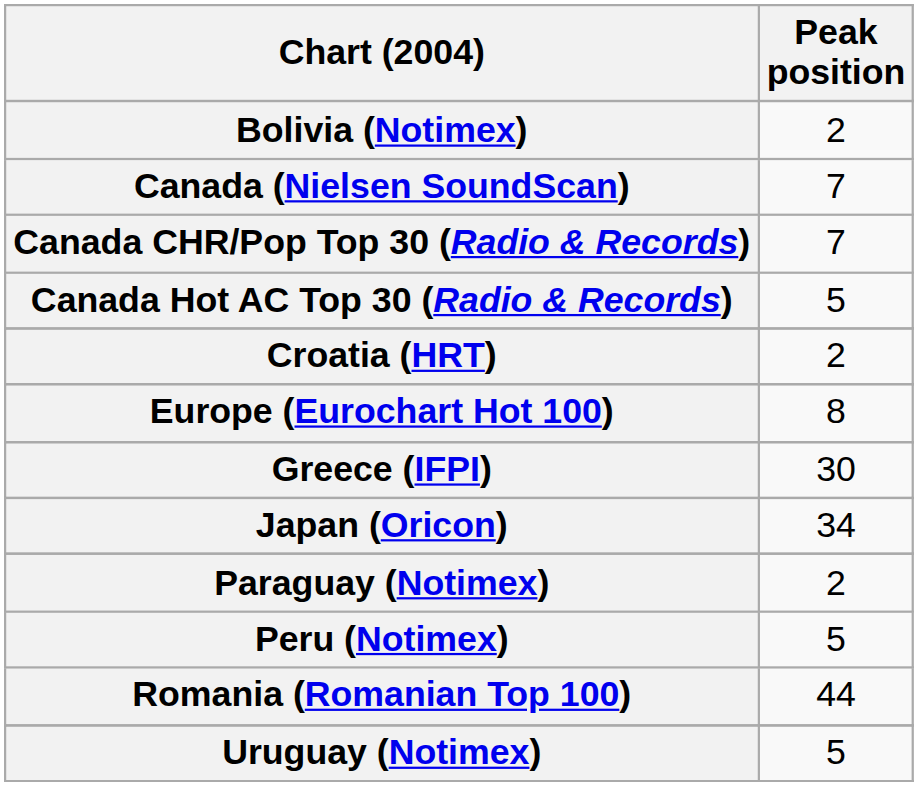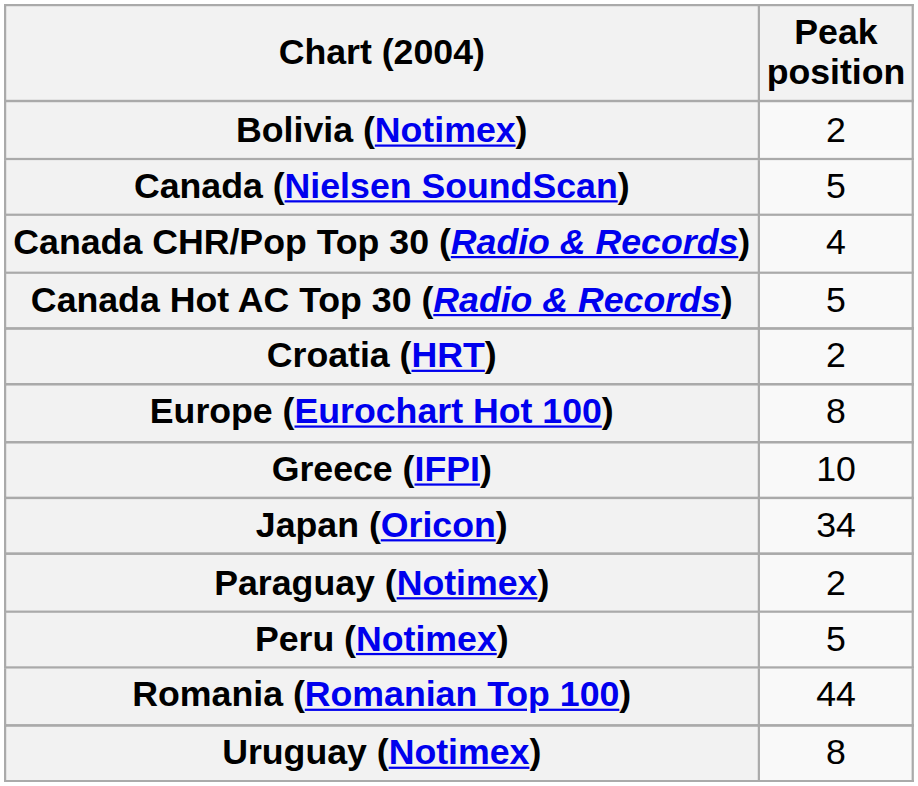(836, 186) 7 -> (836, 186) 5
(836, 242) 7 -> (836, 242) 4
(836, 469) 30 -> (836, 469) 10
(836, 751) 5 -> (836, 751) 8
